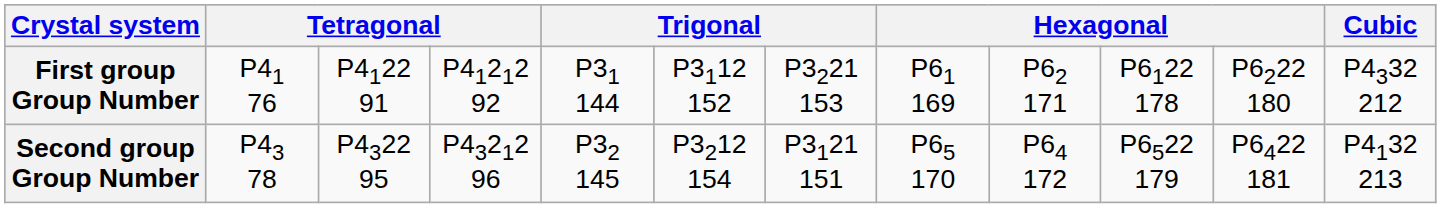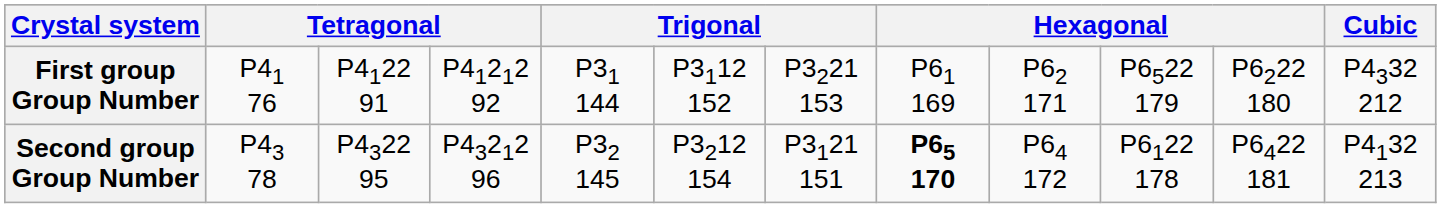(1157, 85) P6122 178 -> (1157, 85) P6522 179
(933, 162) normal -> (933, 162) bold
(1157, 162) P6522 179 -> (1157, 162) P6122 178
